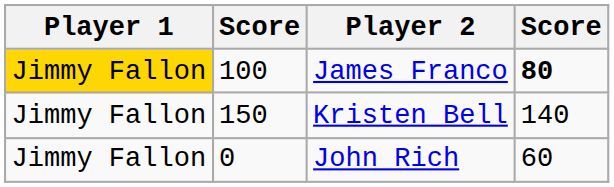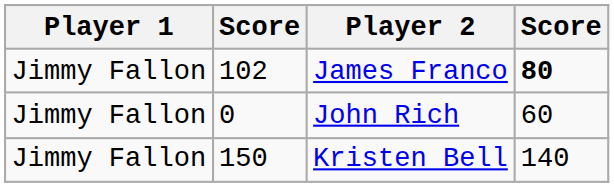(109, 71) gold background -> (109, 71) no background
(243, 71) 100 -> (243, 71) 102
rows swapped: (386, 159) <-> (410, 115)
